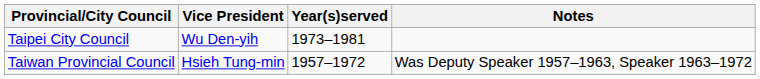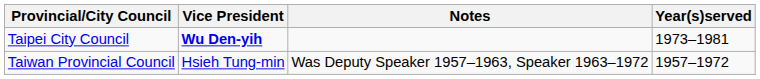columns swapped: (340, 16) <-> (573, 16)
(220, 39) normal -> (222, 39) bold
